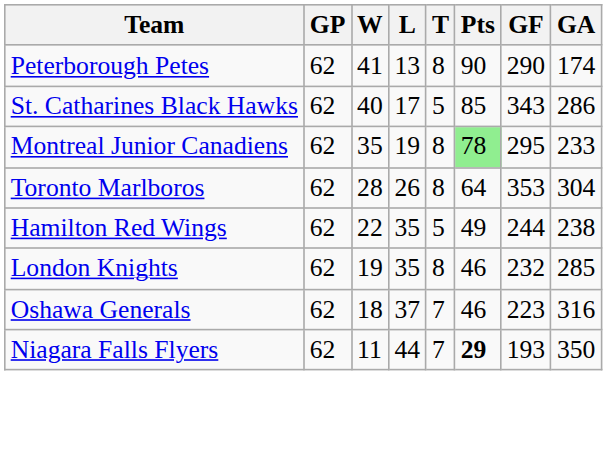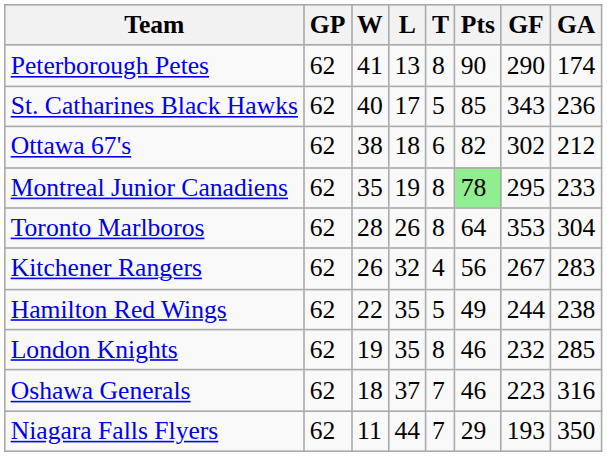(576, 106) 286 -> (576, 106) 236
+ row: (71, 146)
+ row: (106, 268)
(474, 349) bold -> (474, 430) normal
